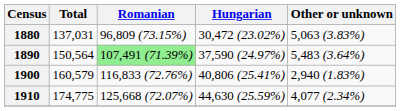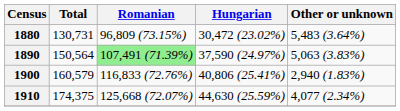(73, 34) 137,031 -> (73, 34) 130,731
(328, 34) 5,063 (3.83%) -> (328, 34) 5,483 (3.64%)
(328, 55) 5,483 (3.64%) -> (328, 55) 5,063 (3.83%)
(73, 95) 174,775 -> (73, 95) 174,375
